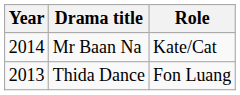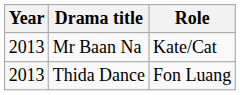(27, 47) 2014 -> (27, 47) 2013
